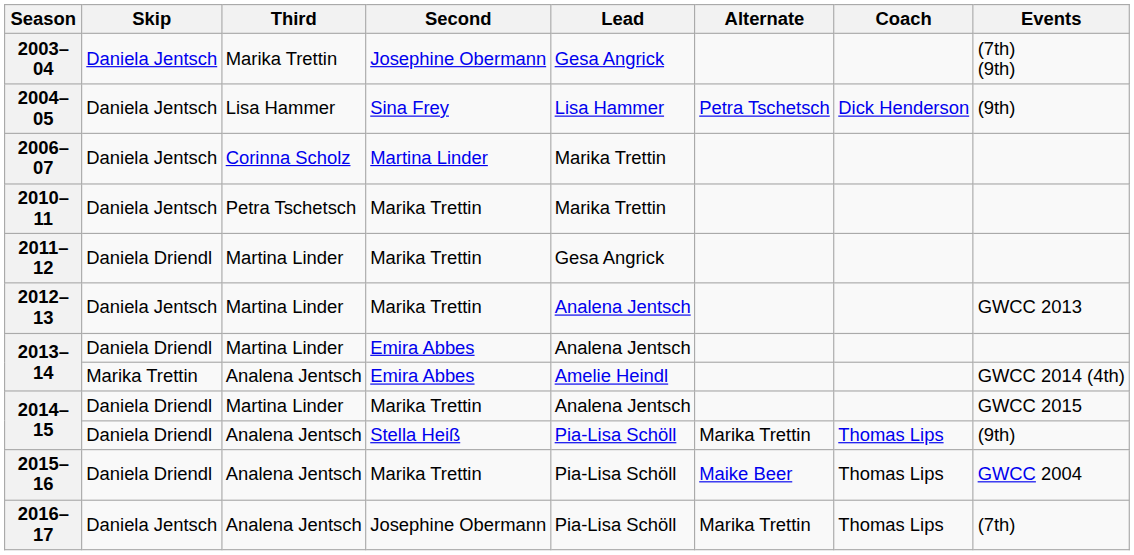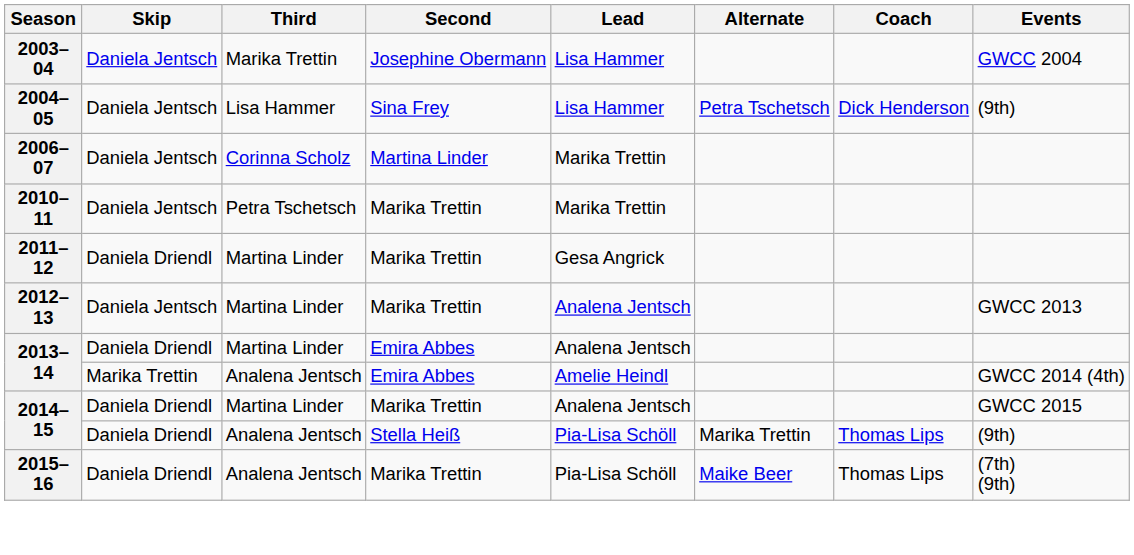(609, 58) Gesa Angrick -> (609, 58) Lisa Hammer
(997, 58) (7th) (9th) -> (1030, 58) GWCC 2004
(1030, 474) GWCC 2004 -> (997, 474) (7th) (9th)
- row: (43, 524)
